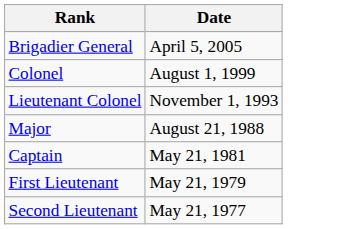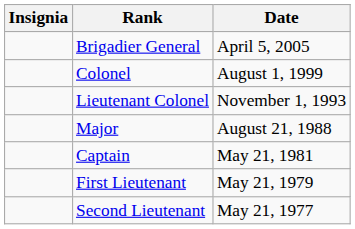+ column: (38, 18)
